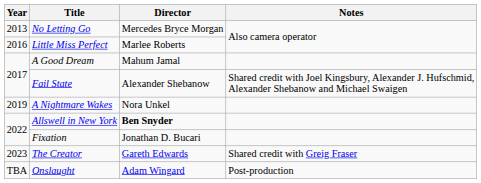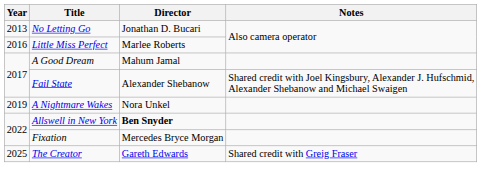(173, 28) Mercedes Bryce Morgan -> (161, 28) Jonathan D. Bucari
(161, 137) Jonathan D. Bucari -> (173, 137) Mercedes Bryce Morgan
(17, 154) 2023 -> (17, 154) 2025
- row: (53, 170)
